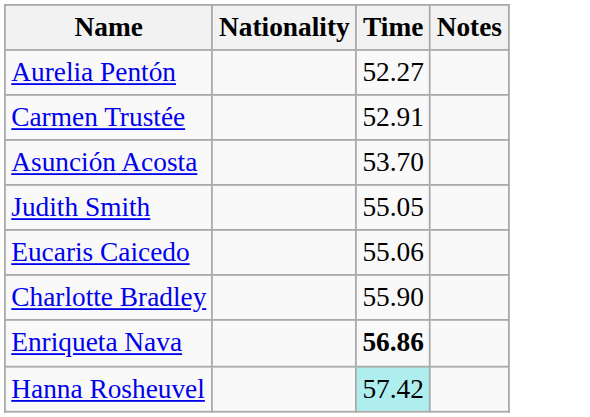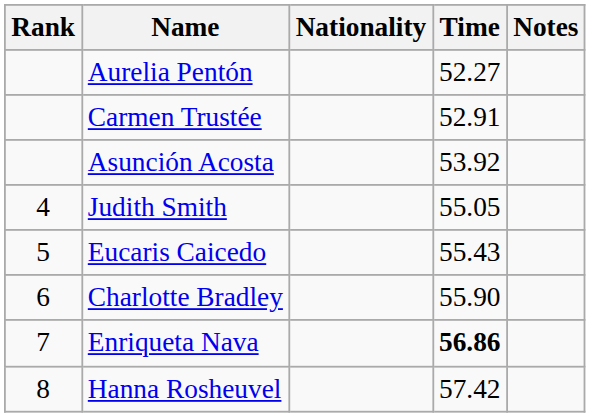+ column: (43, 27)
(393, 162) 53.70 -> (470, 162) 53.92
(393, 252) 55.06 -> (470, 252) 55.43
(393, 388) paleturquoise background -> (470, 388) no background
